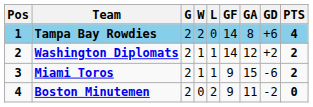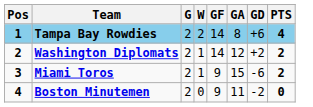- column: (214, 14)
